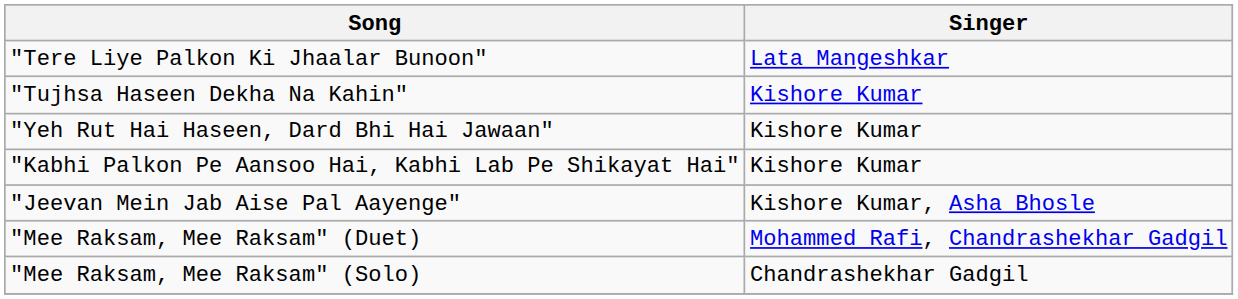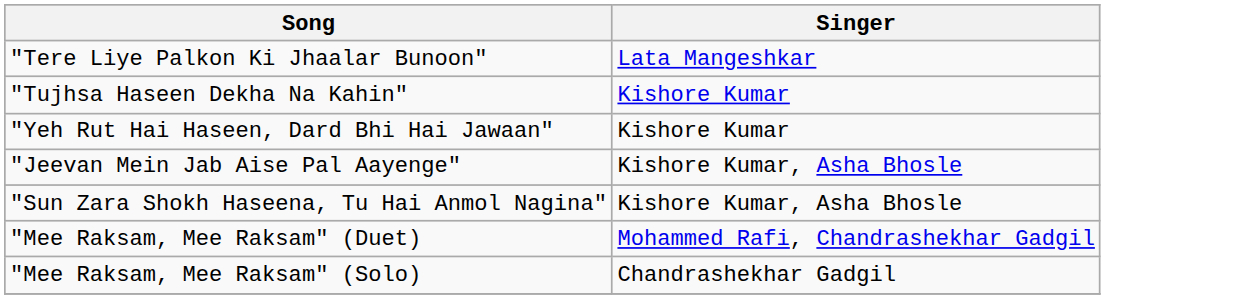- row: (375, 167)
+ row: (309, 203)
